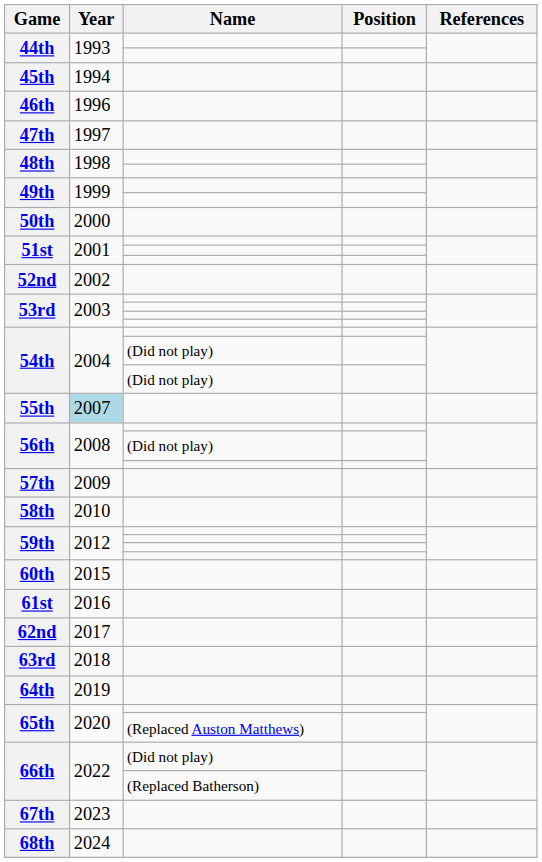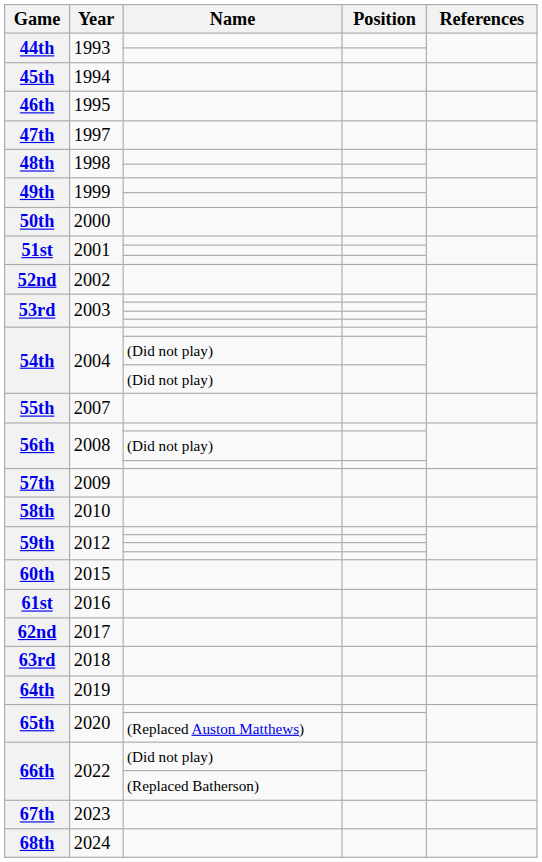(92, 105) 1996 -> (92, 105) 1995
(92, 408) lightblue background -> (92, 408) no background
